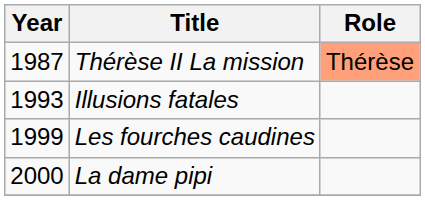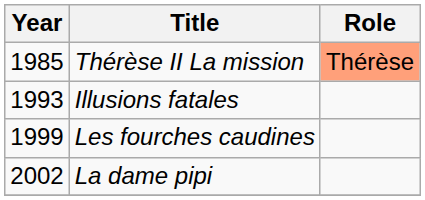(37, 61) 1987 -> (37, 61) 1985
(37, 175) 2000 -> (37, 175) 2002
